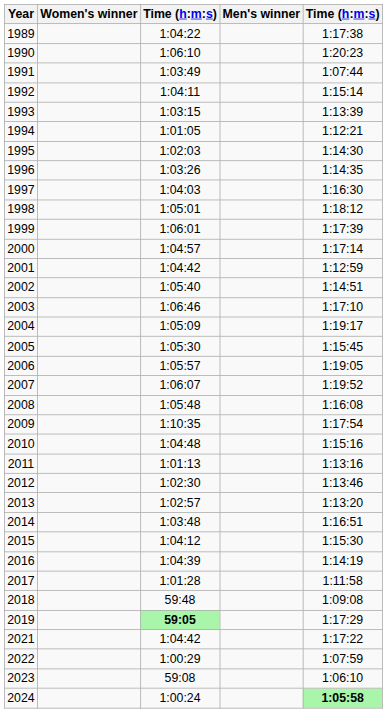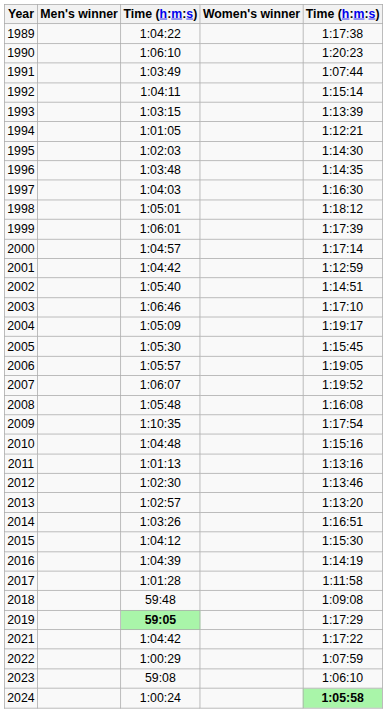columns swapped: (261, 14) <-> (89, 14)
(180, 170) 1:03:26 -> (160, 170) 1:03:48
(180, 522) 1:03:48 -> (160, 522) 1:03:26
